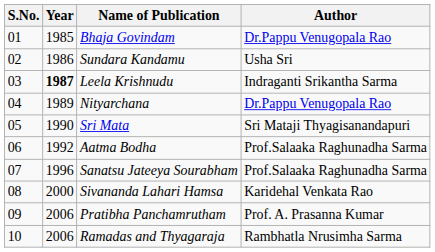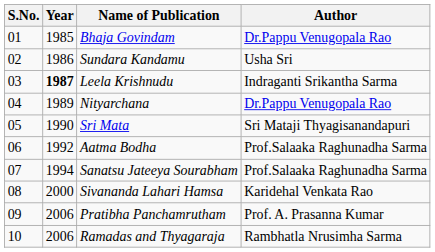(60, 170) 1996 -> (60, 170) 1994
